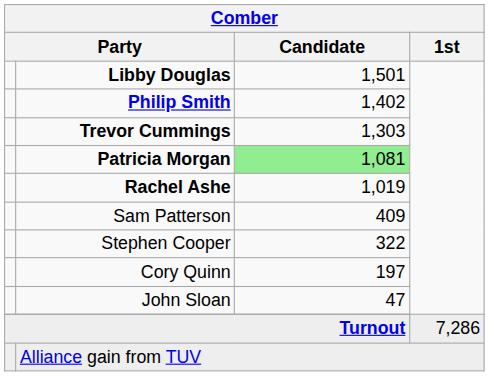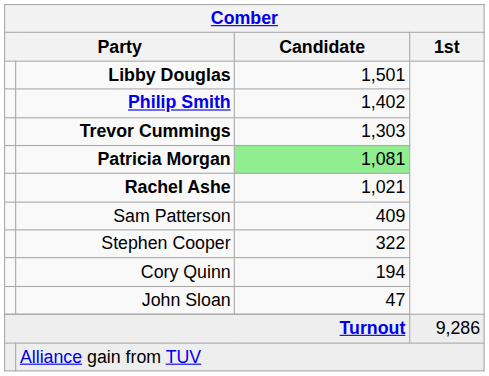(383, 187) 1,019 -> (383, 187) 1,021
(391, 272) 197 -> (391, 272) 194
(458, 328) 7,286 -> (458, 328) 9,286
